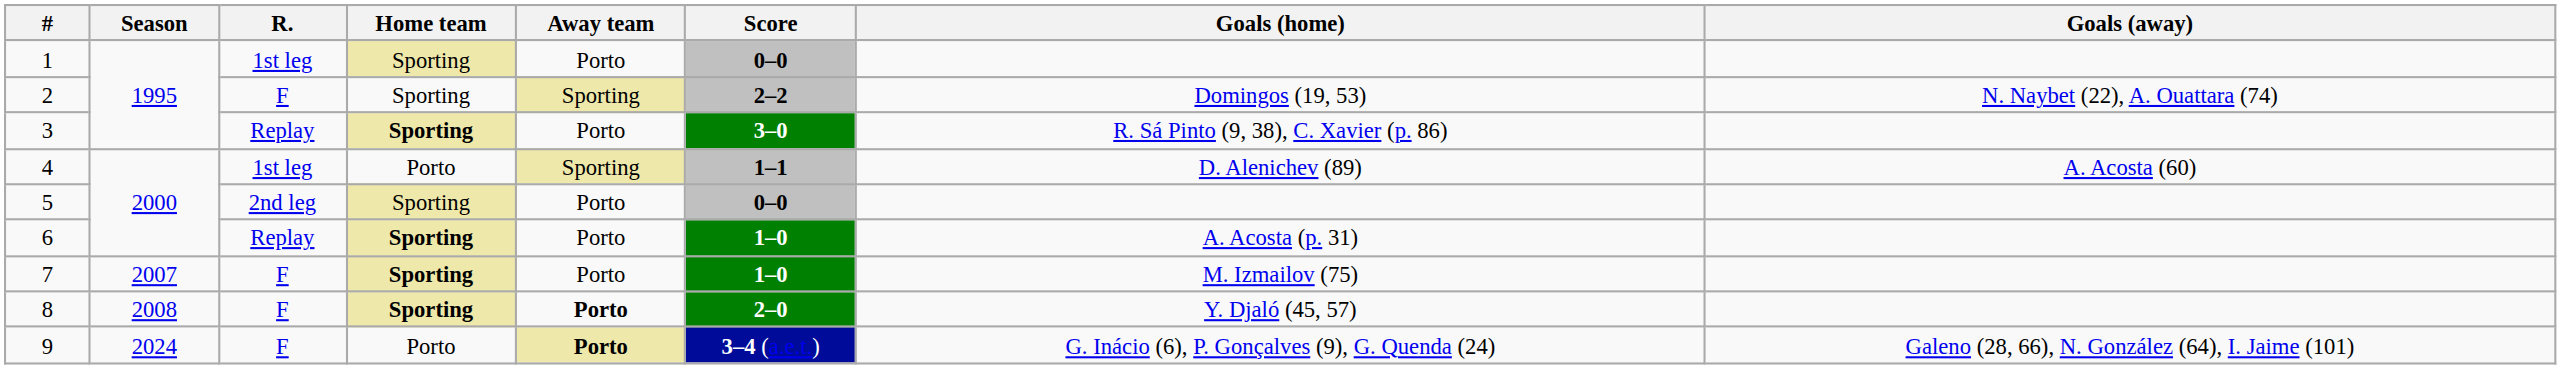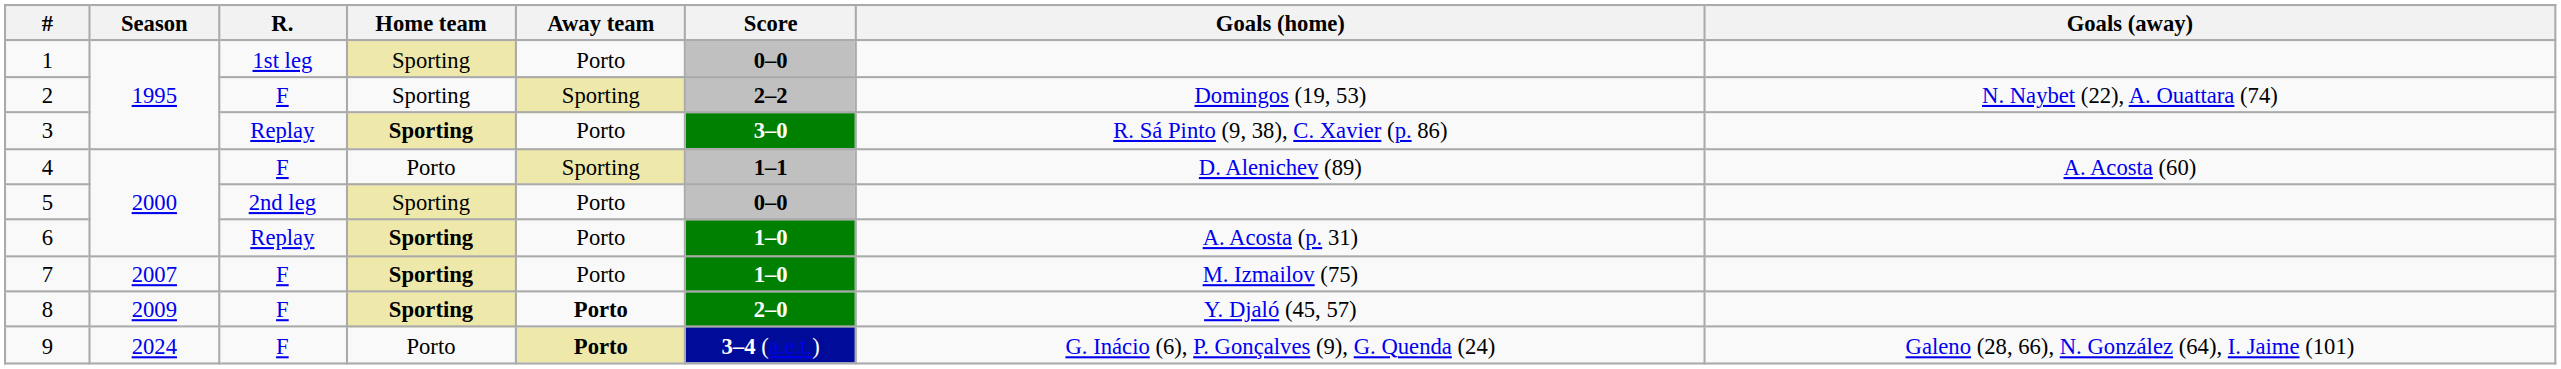(282, 166) 1st leg -> (282, 166) F
(154, 309) 2008 -> (154, 309) 2009
